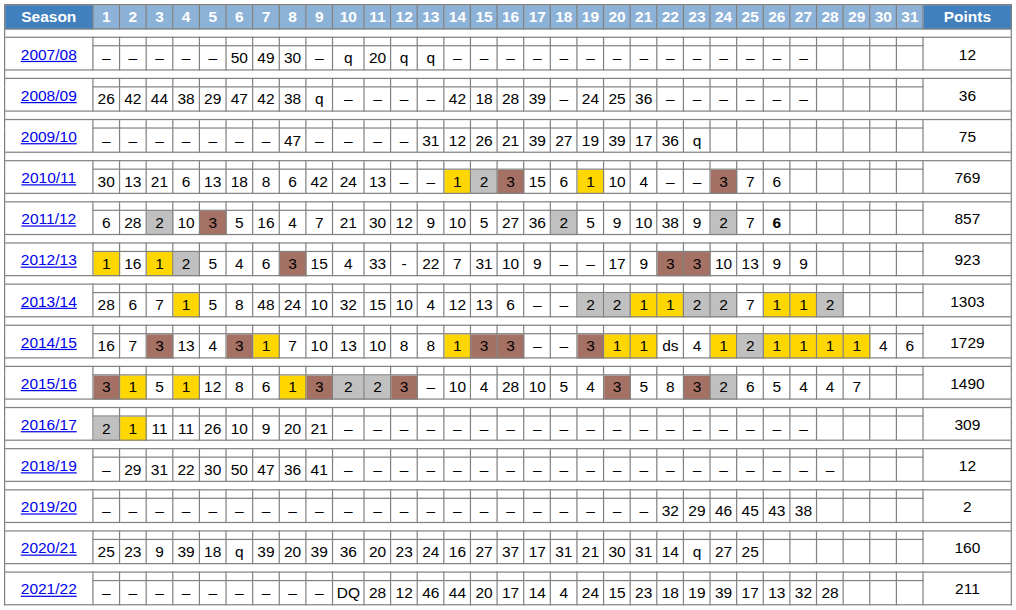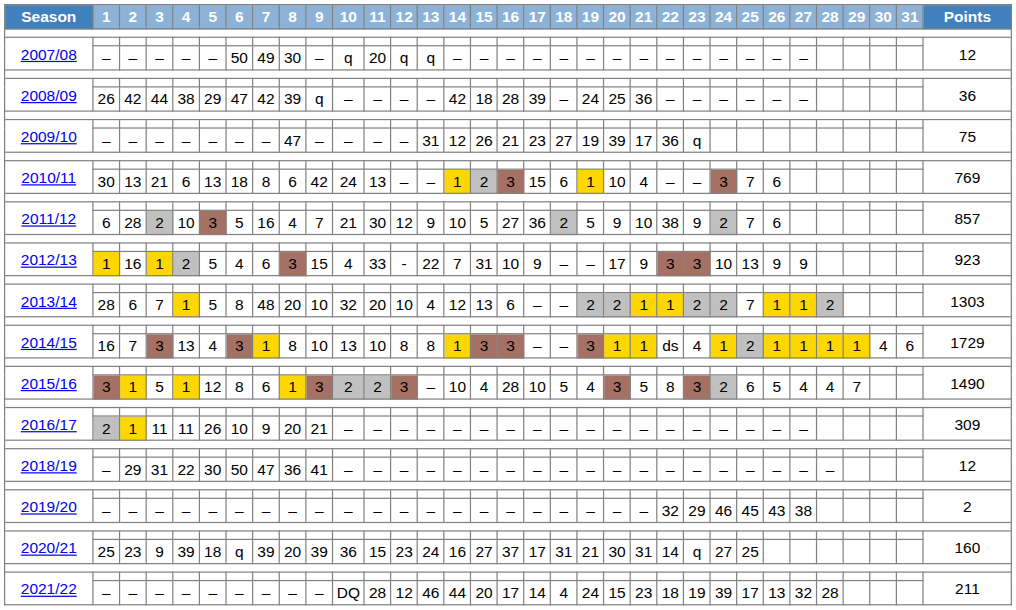(293, 99) 38 -> (293, 99) 39
(537, 140) 39 -> (537, 140) 23
(777, 222) bold -> (777, 222) normal
(293, 305) 24 -> (293, 305) 20
(378, 305) 15 -> (378, 305) 20
(293, 346) 7 -> (293, 346) 8
(378, 552) 20 -> (378, 552) 15
